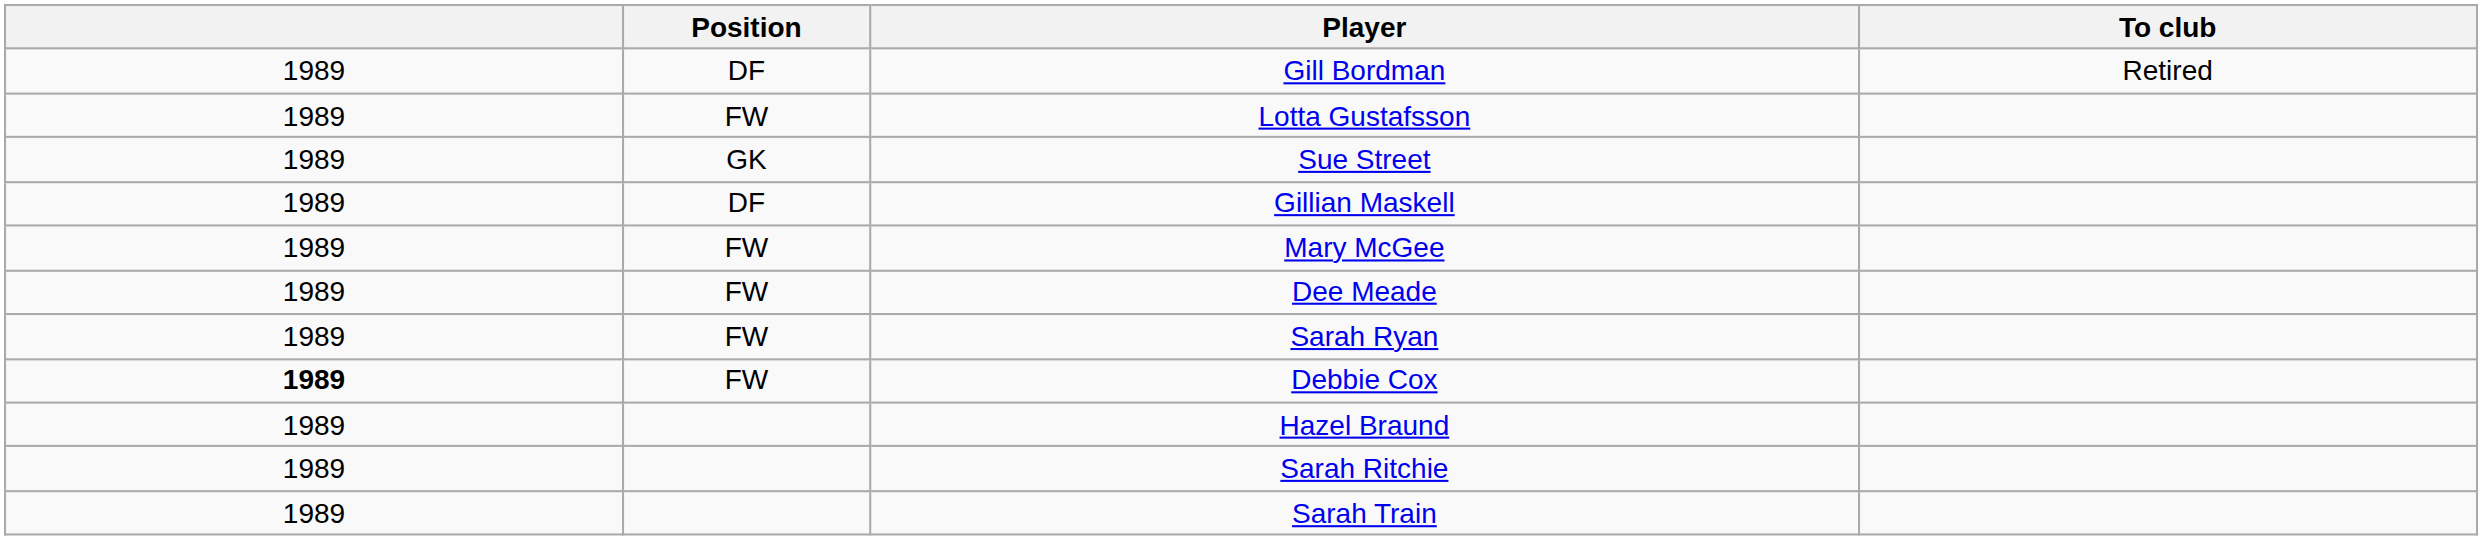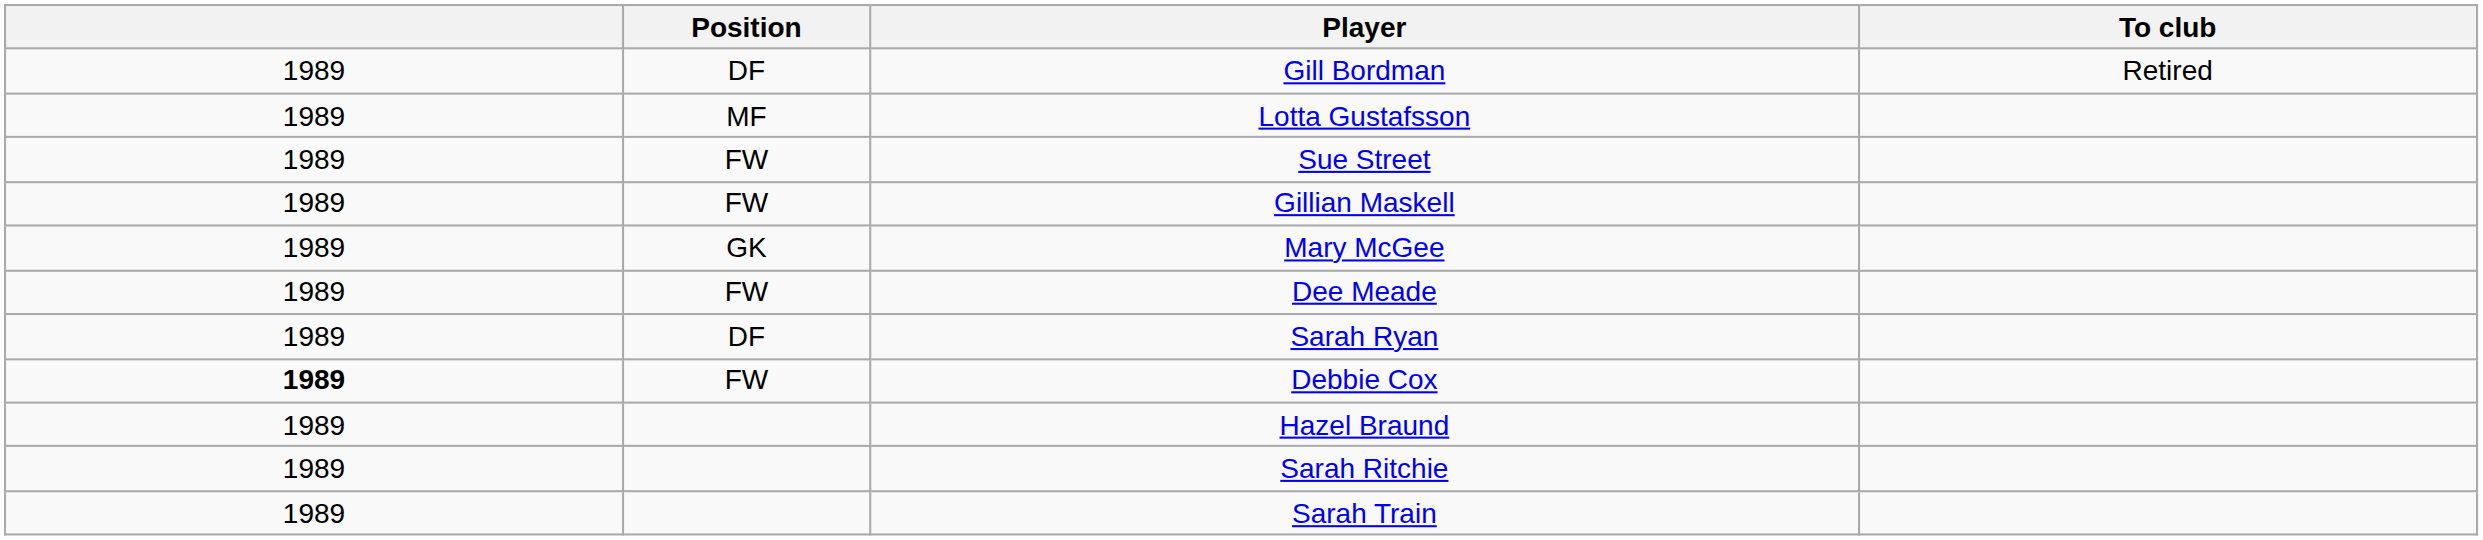(746, 115) FW -> (746, 115) MF
(746, 159) GK -> (746, 159) FW
(746, 203) DF -> (746, 203) FW
(746, 248) FW -> (746, 248) GK
(746, 336) FW -> (746, 336) DF
